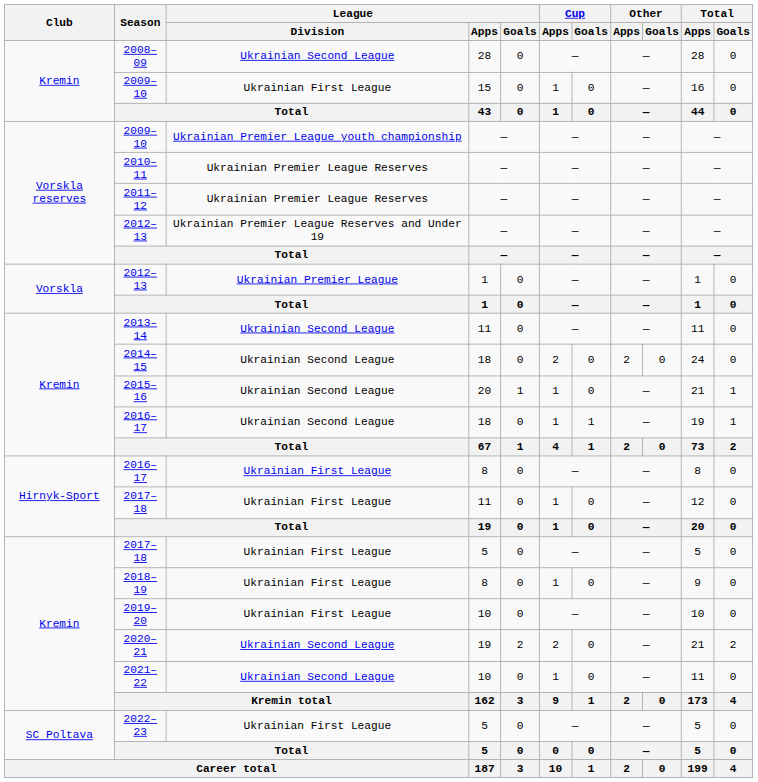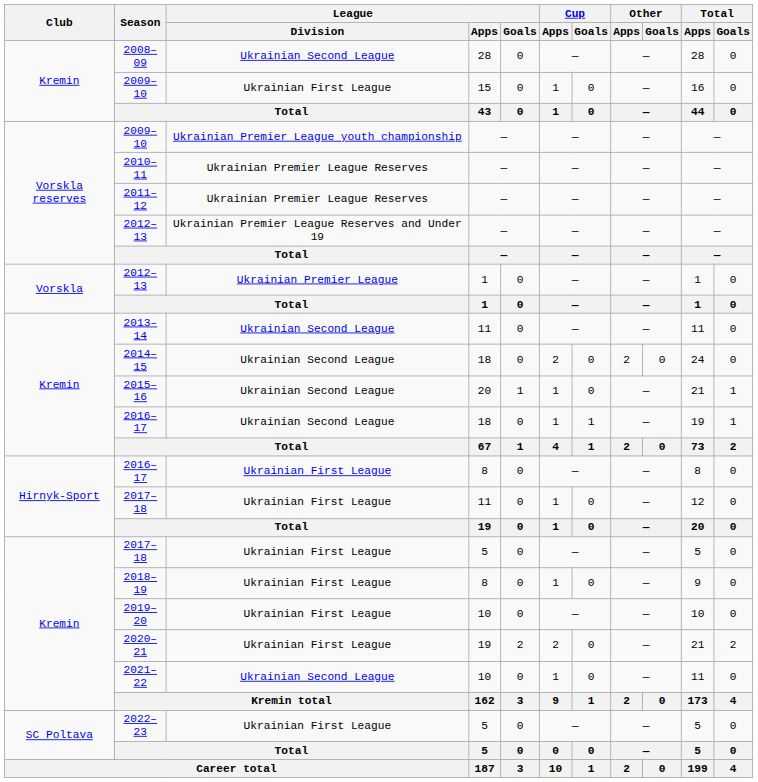(317, 645) Ukrainian Second League -> (317, 645) Ukrainian First League
